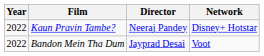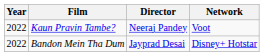(224, 28) Disney+ Hotstar -> (201, 28) Voot
(201, 43) Voot -> (224, 43) Disney+ Hotstar
